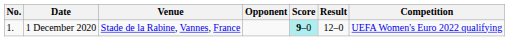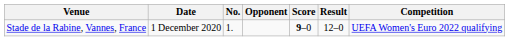columns swapped: (14, 12) <-> (171, 12)
(304, 28) paleturquoise background -> (304, 28) no background
